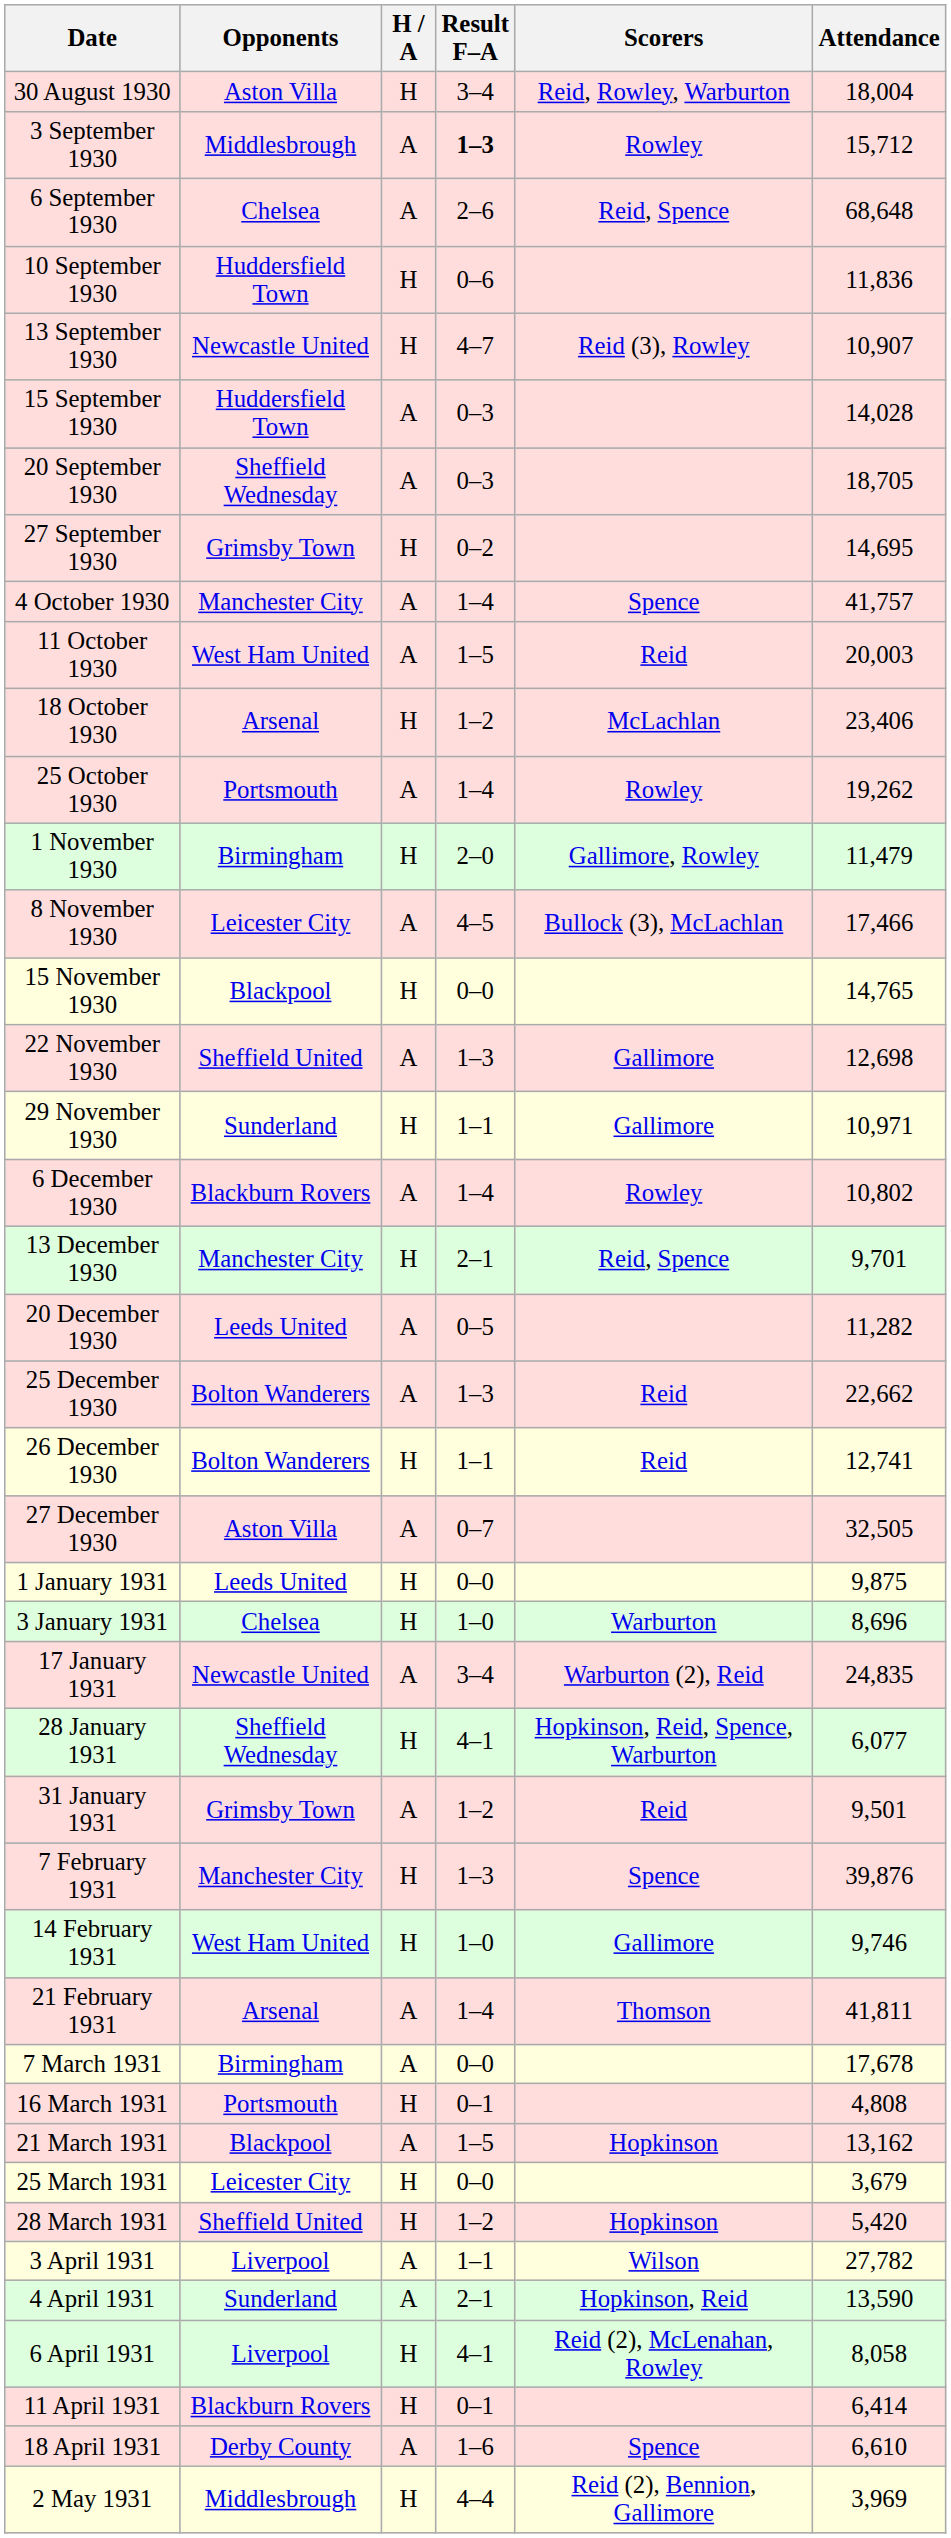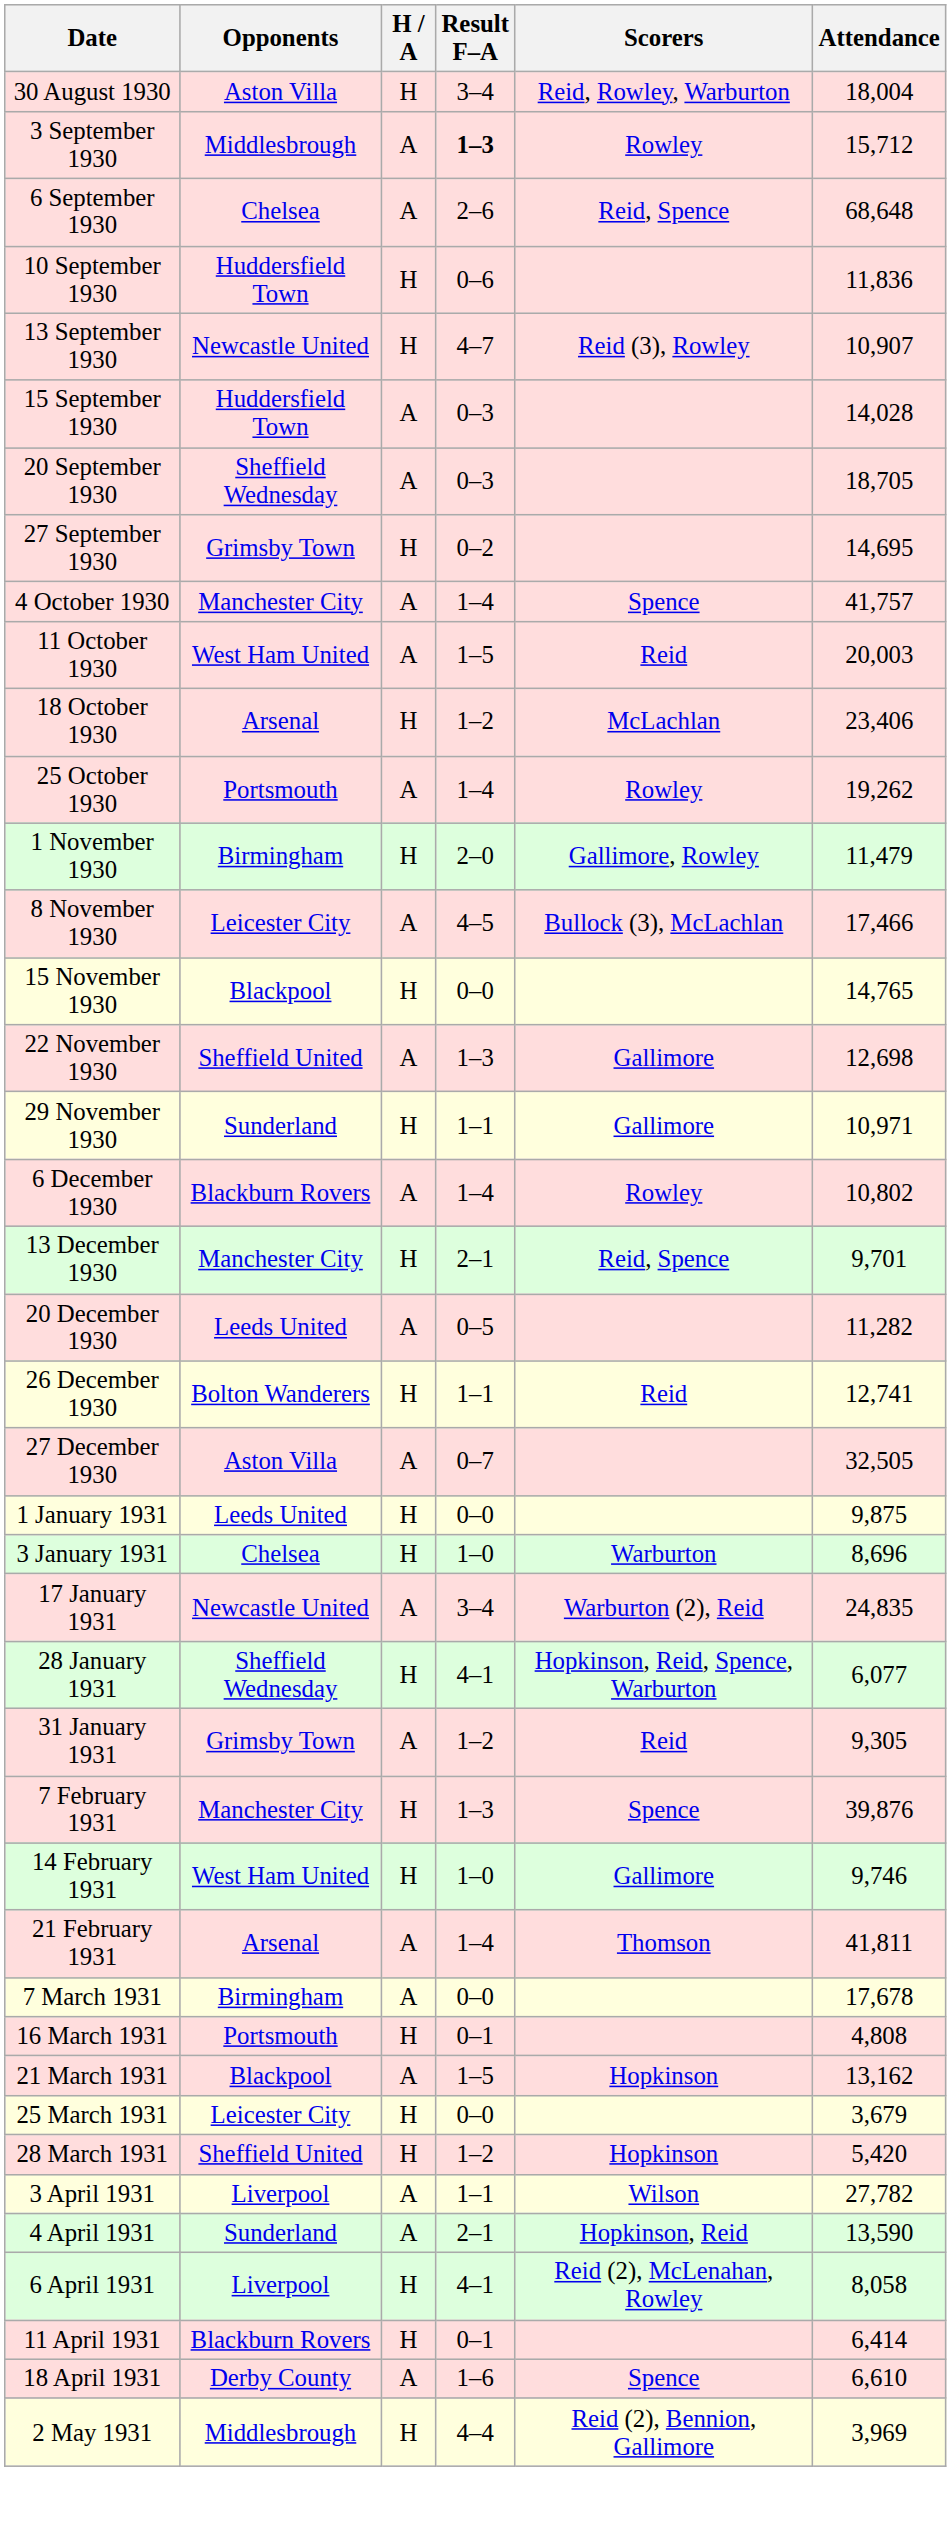- row: (92, 1394)
(879, 1808) 9,501 -> (879, 1741) 9,305
